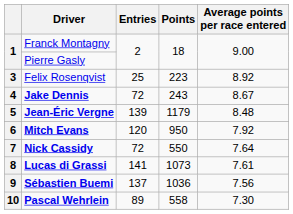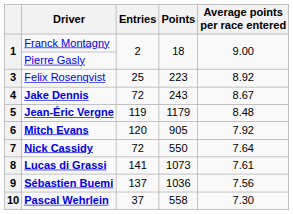(138, 113) 139 -> (138, 113) 119
(178, 130) 950 -> (178, 130) 905
(138, 200) 89 -> (138, 200) 37
